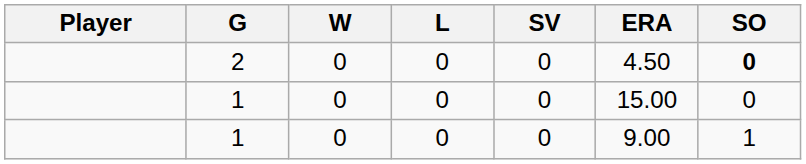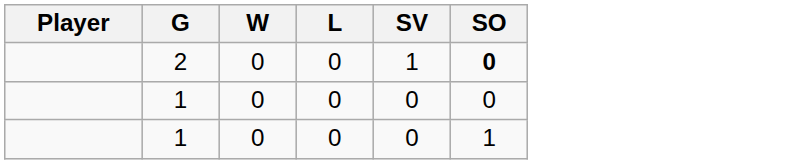- column: (647, 23)
(545, 61) 0 -> (412, 61) 1
